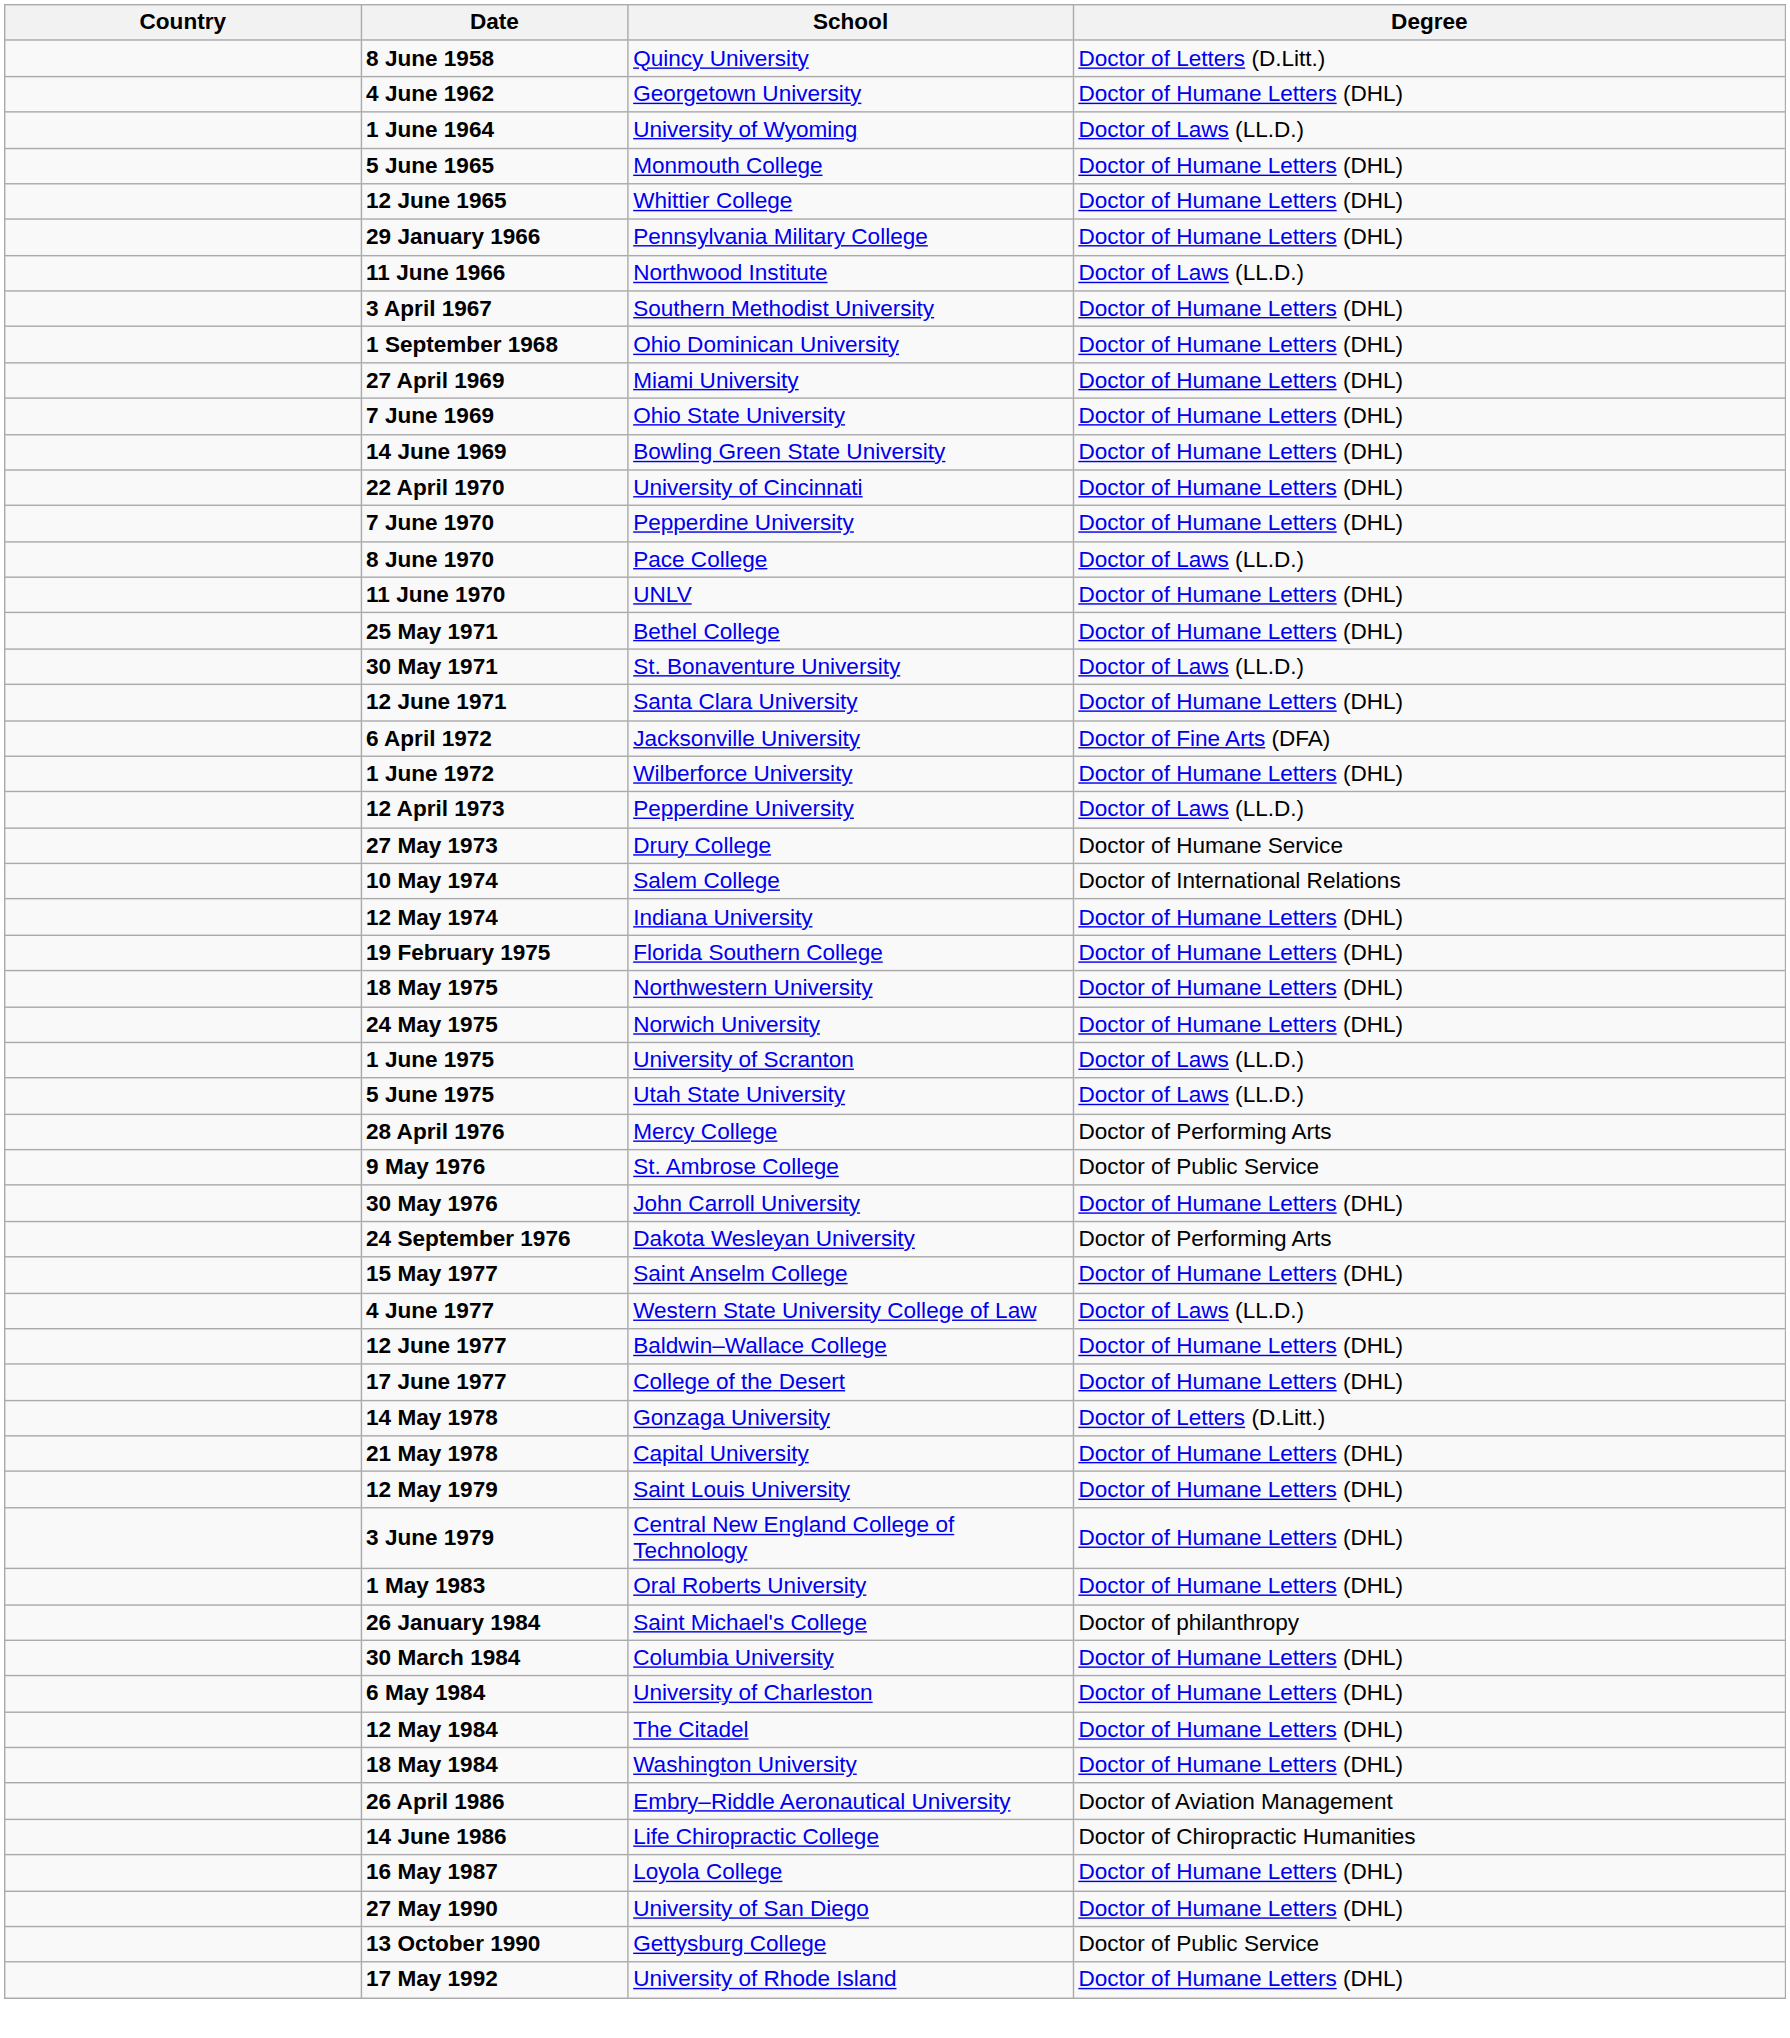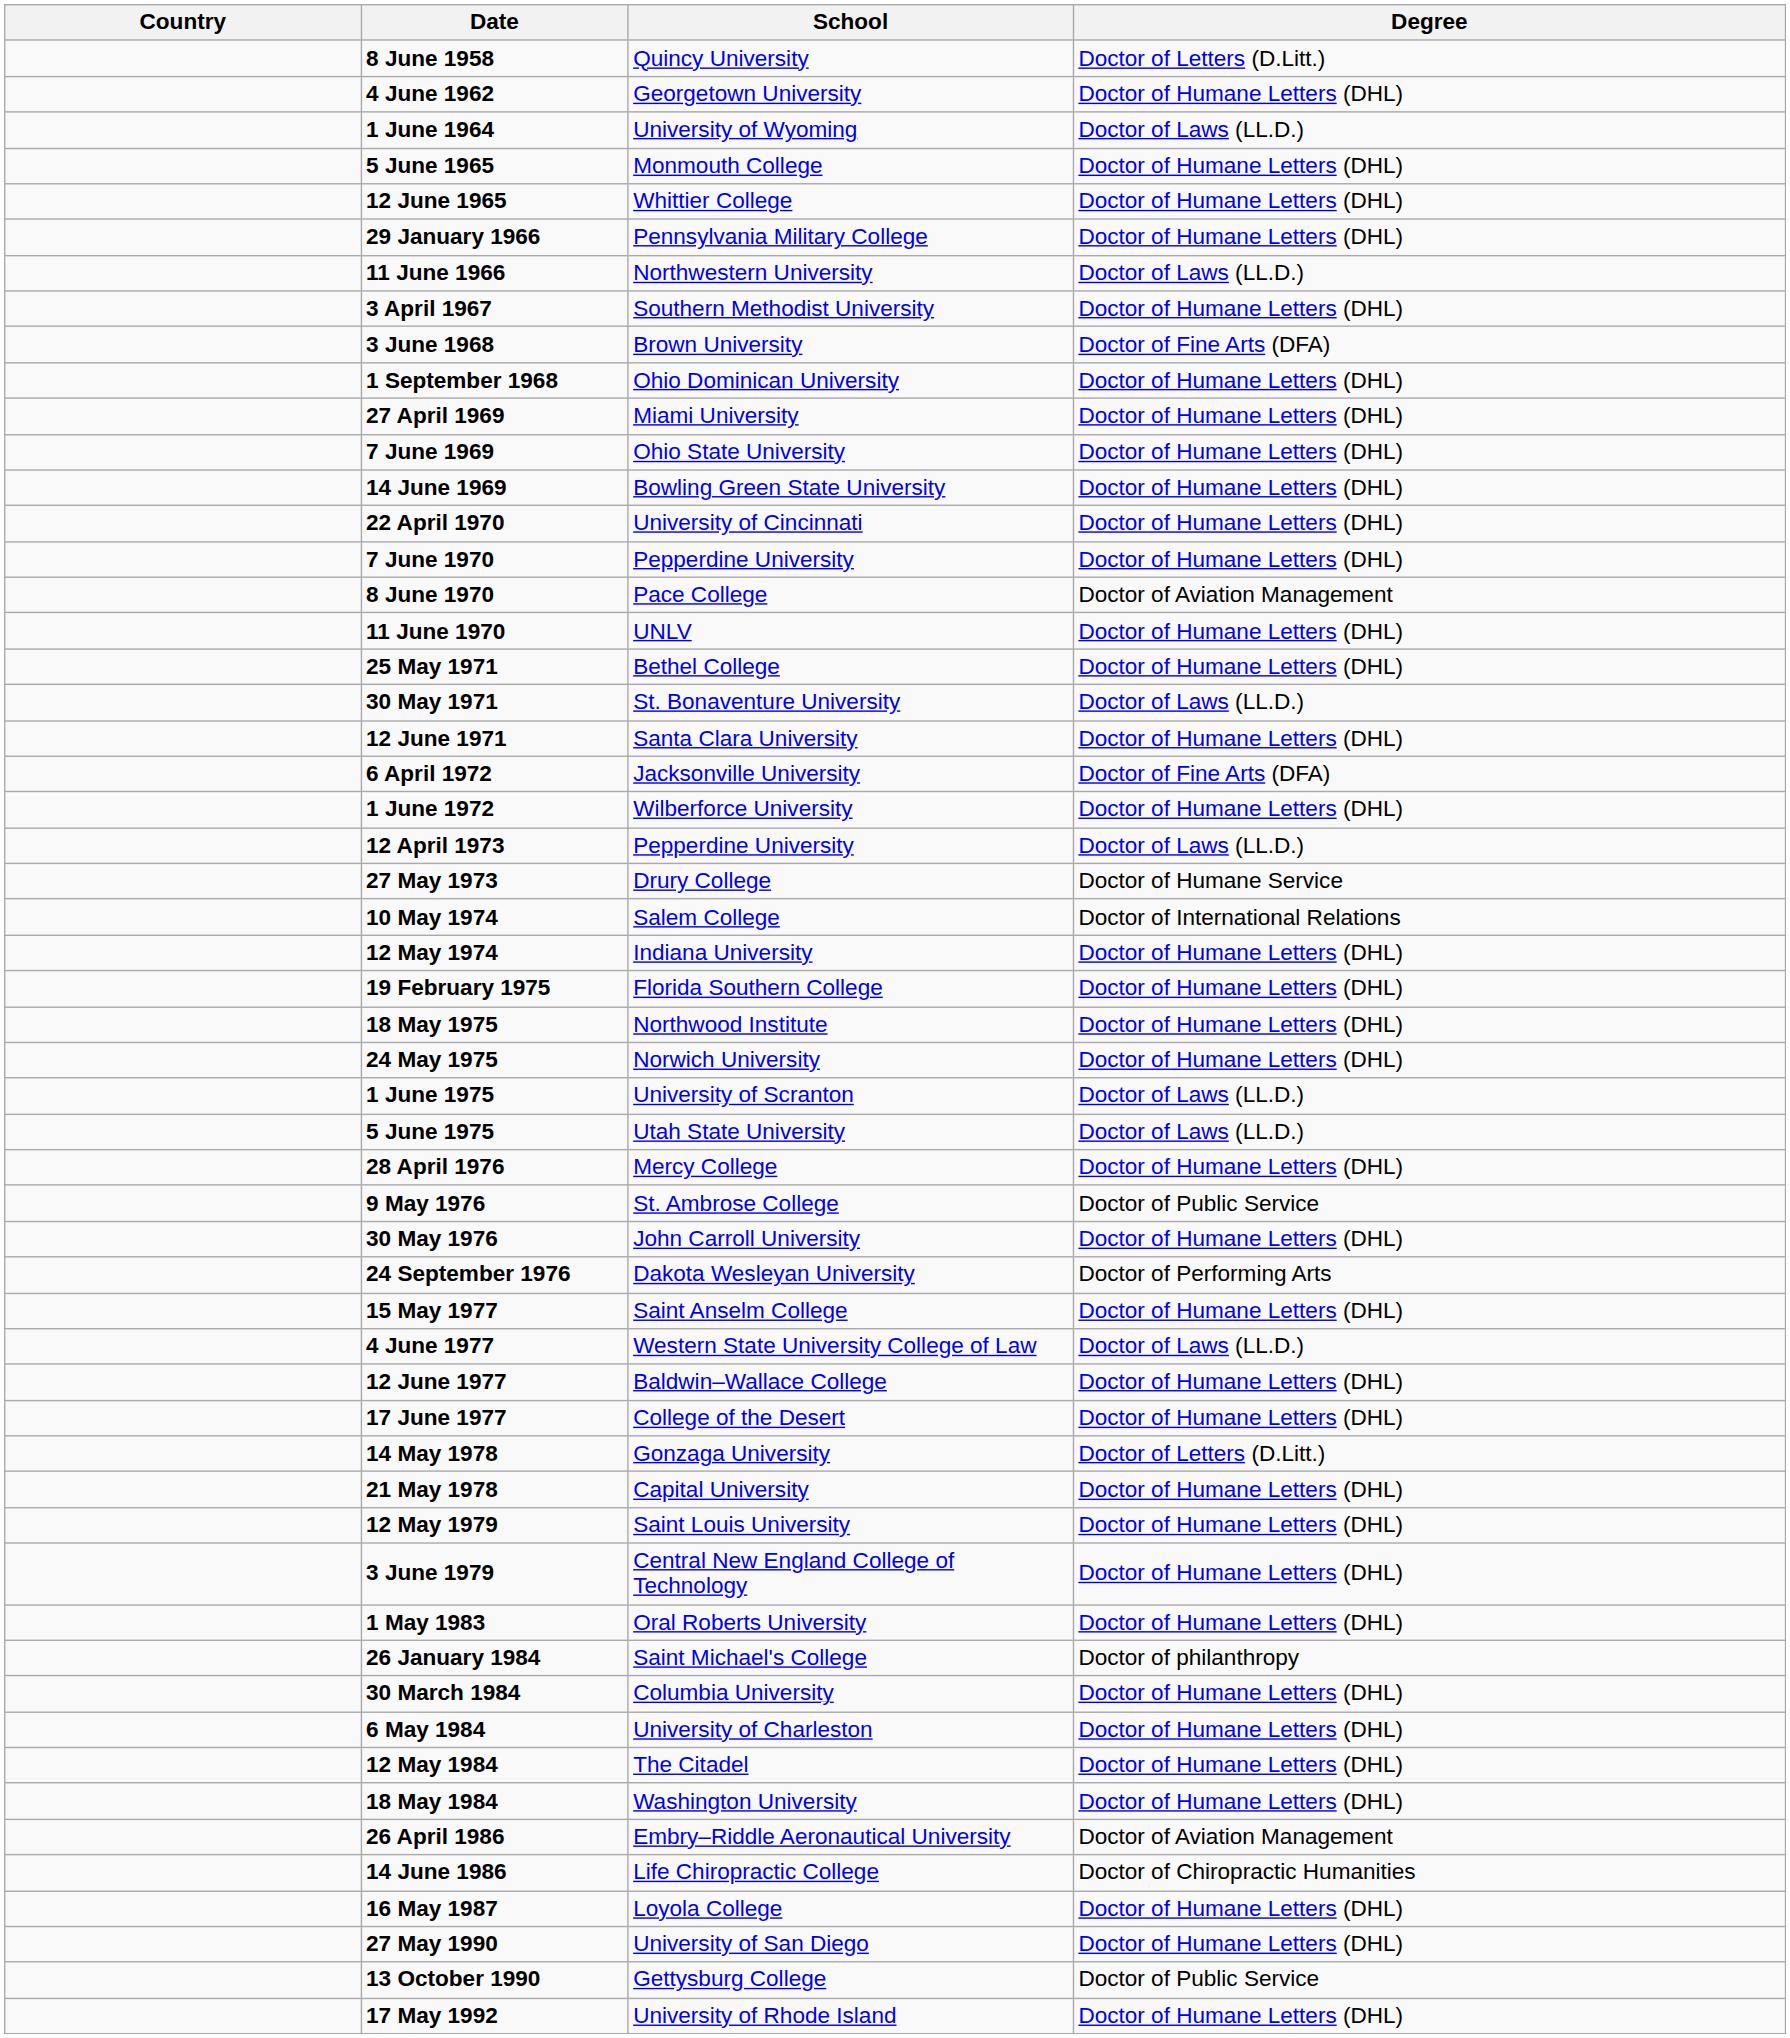(730, 272) Northwood Institute -> (753, 272) Northwestern University
+ row: (430, 344)
(1191, 559) Doctor of Laws (LL.D.) -> (1236, 594) Doctor of Aviation Management
(753, 988) Northwestern University -> (730, 1024) Northwood Institute
(1205, 1131) Doctor of Performing Arts -> (1241, 1167) Doctor of Humane Letters (DHL)
